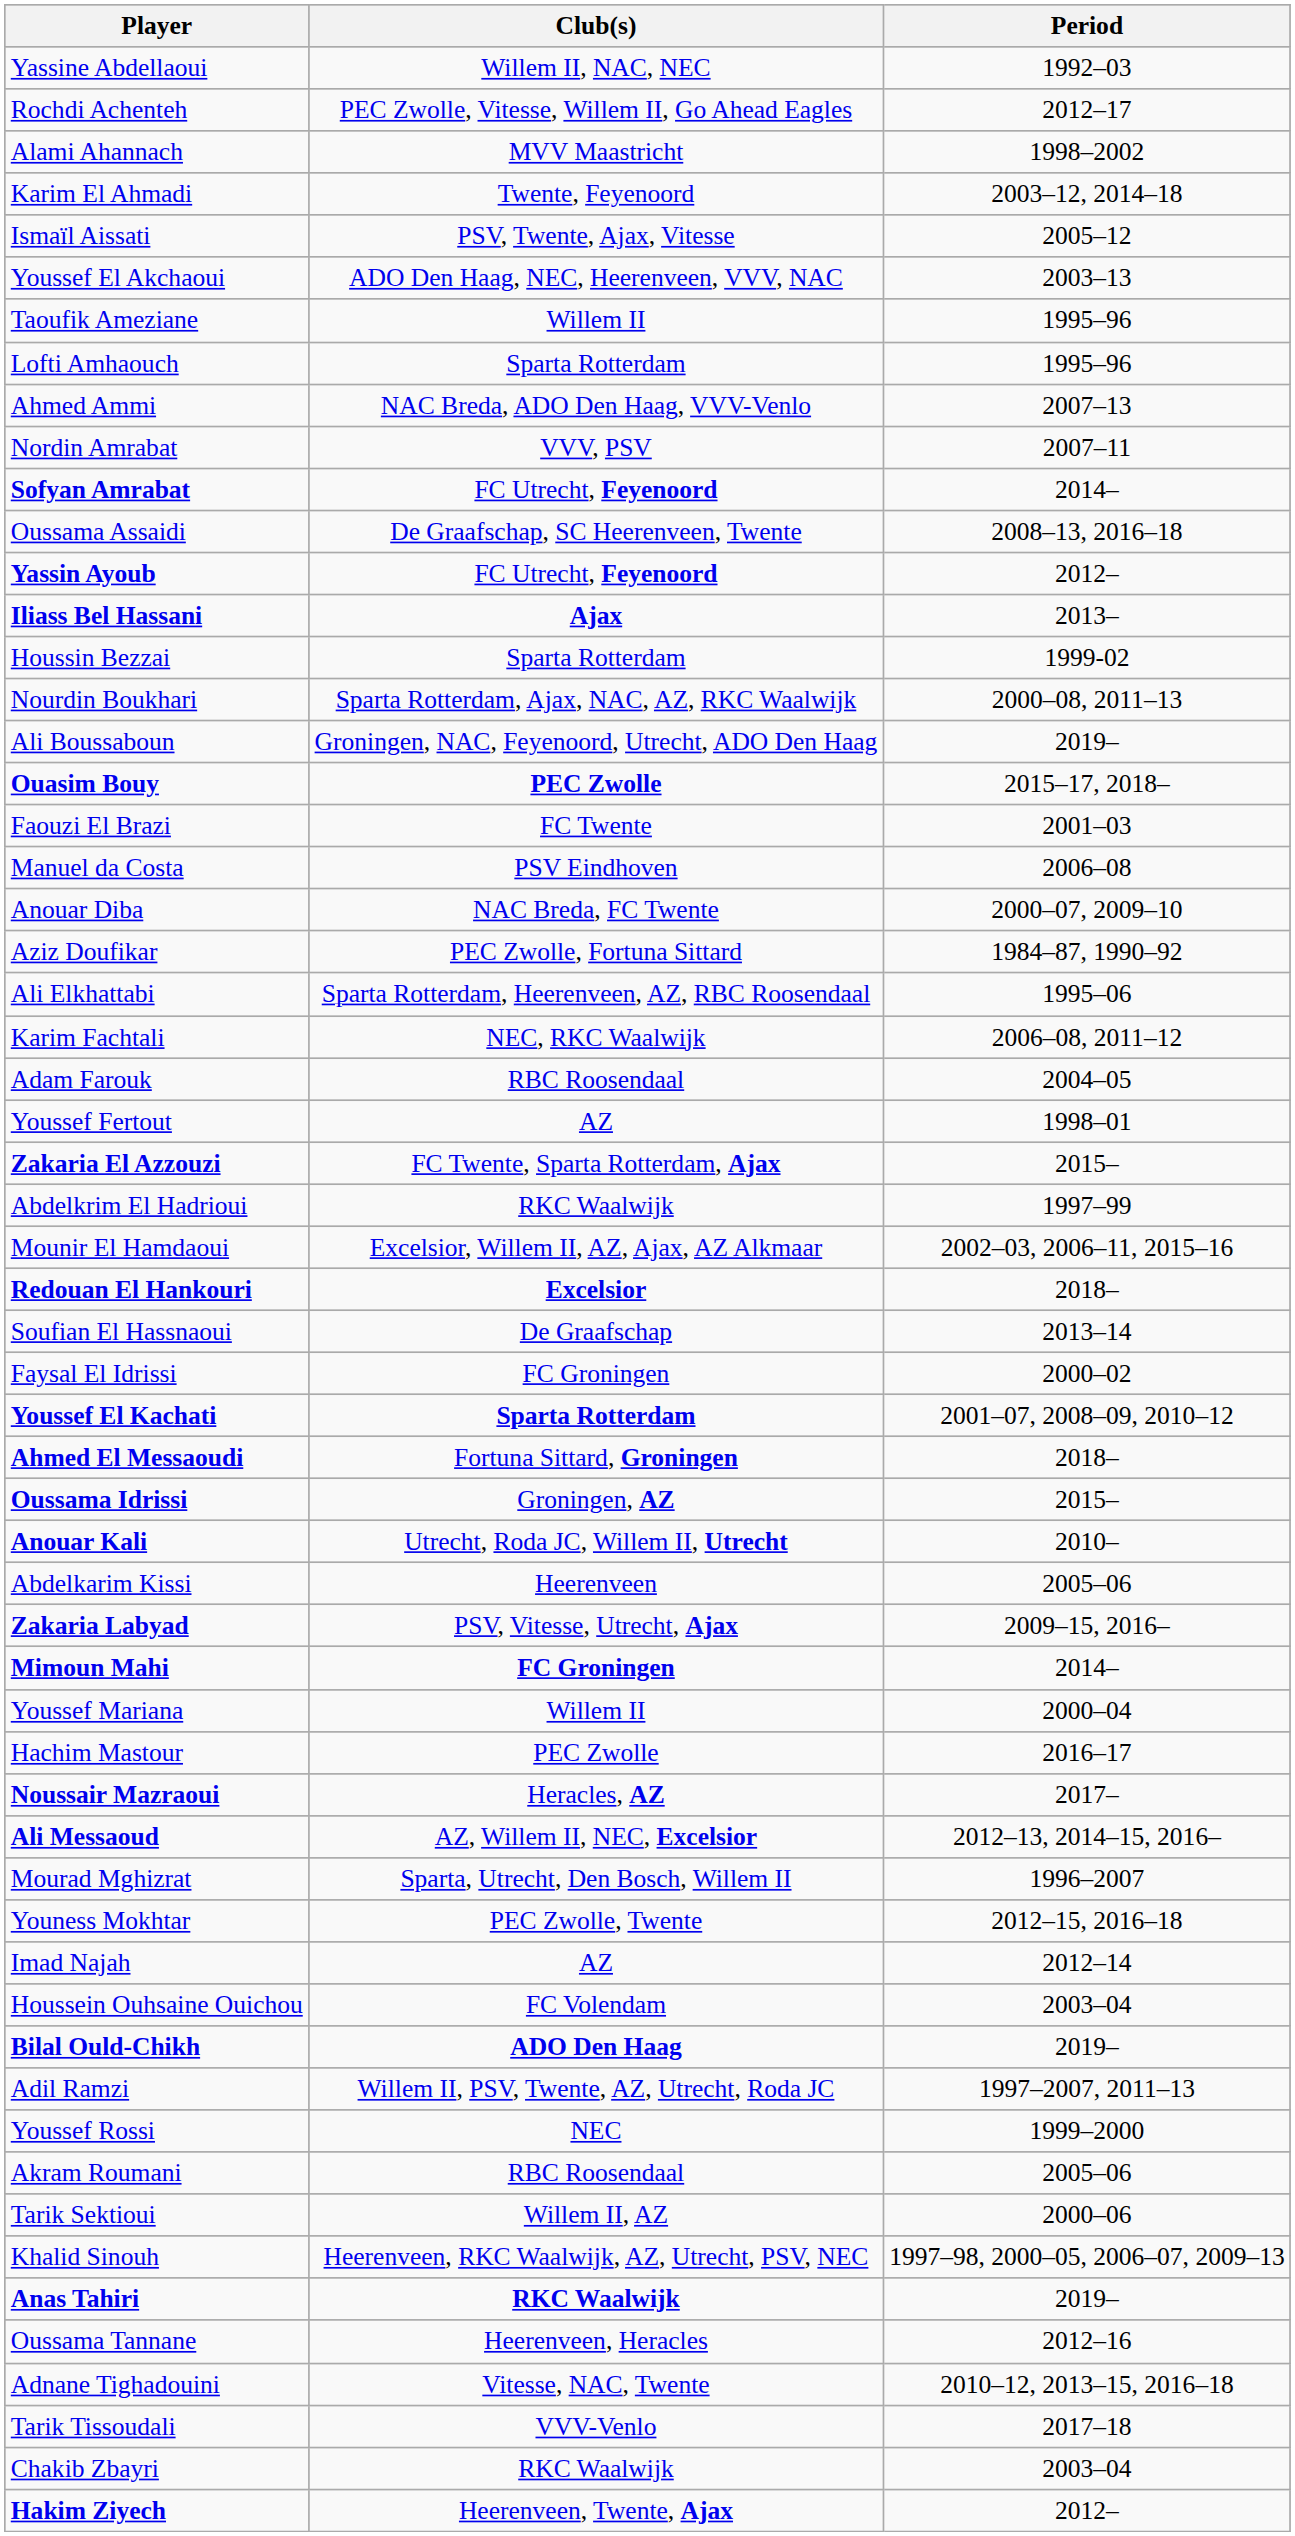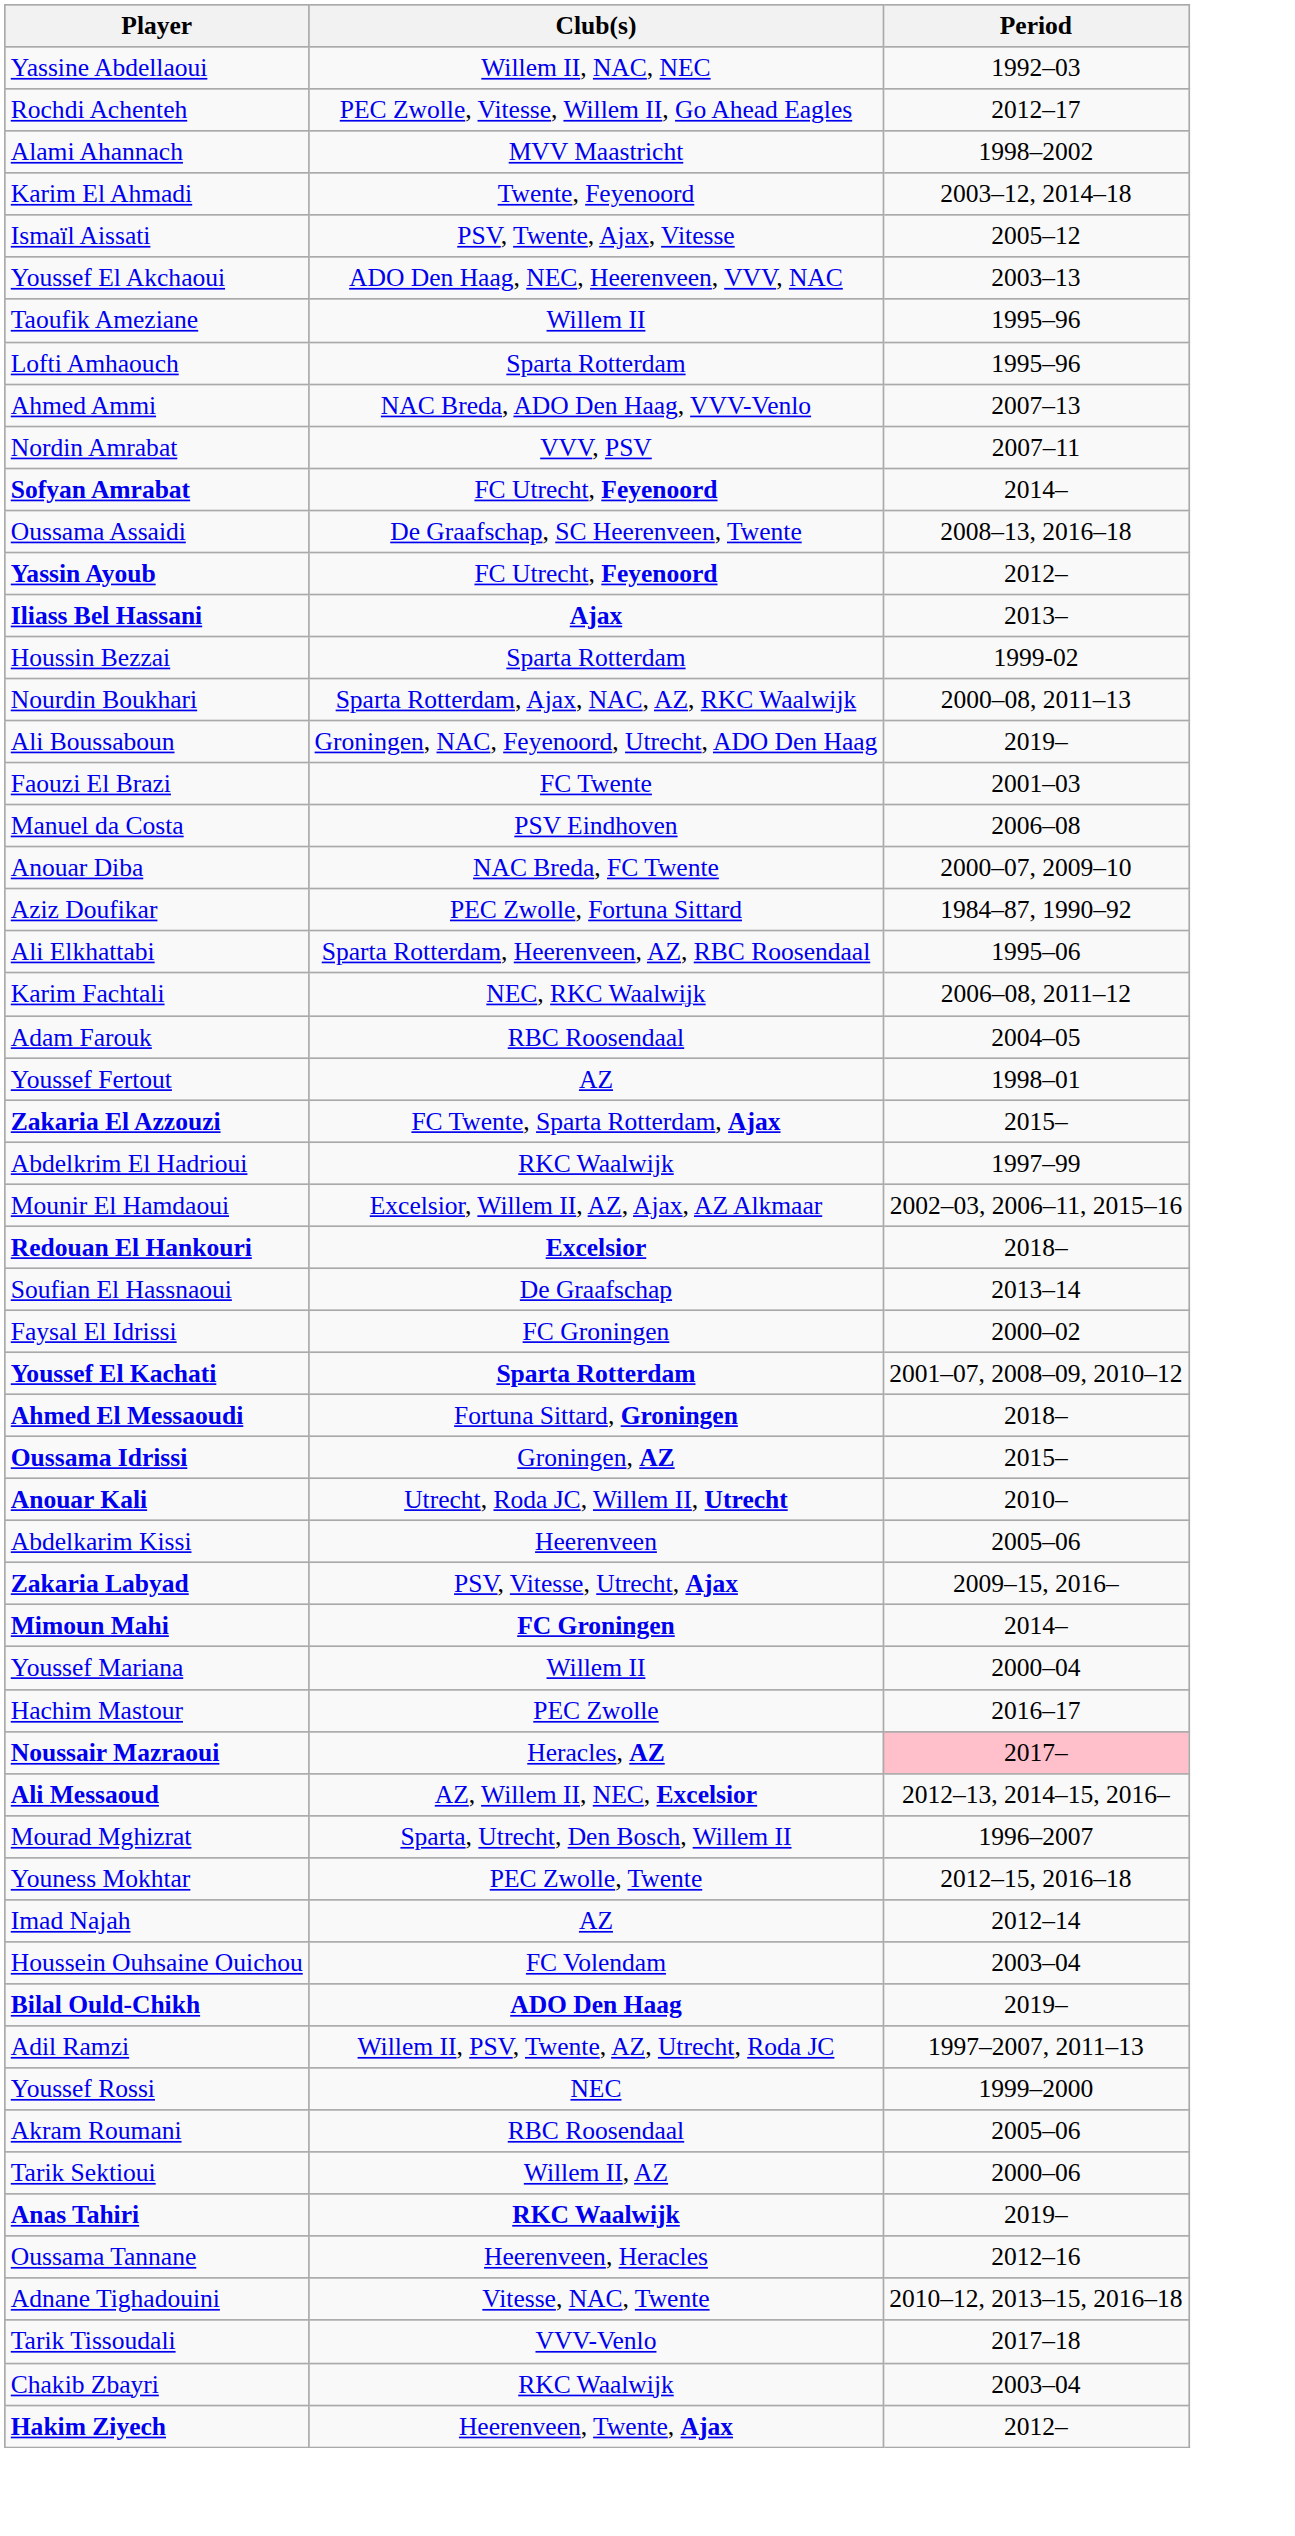- row: (85, 783)
(1087, 1794) no background -> (1036, 1752) pink background
- row: (85, 2257)
